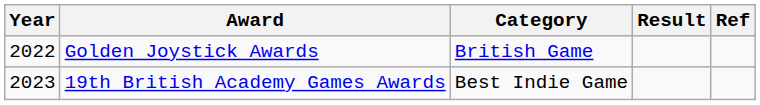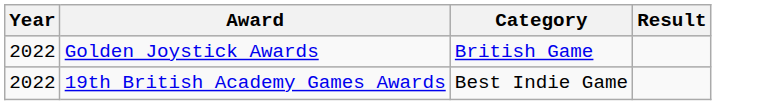- column: (733, 20)
(32, 83) 2023 -> (32, 83) 2022
